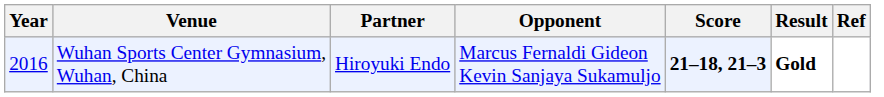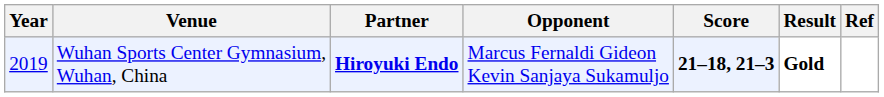(28, 64) 2016 -> (28, 64) 2019
(393, 64) normal -> (397, 64) bold
